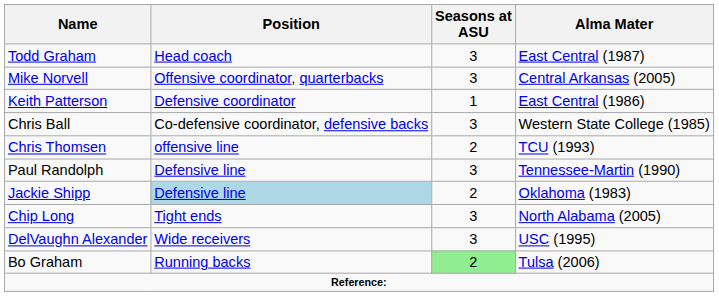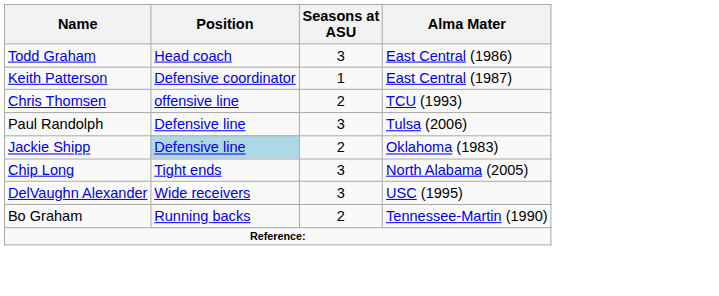(582, 56) East Central (1987) -> (449, 56) East Central (1986)
- row: (48, 78)
(582, 101) East Central (1986) -> (449, 78) East Central (1987)
- row: (39, 124)
(599, 170) Tennessee-Martin (1990) -> (427, 124) Tulsa (2006)
(473, 262) lightgreen background -> (341, 216) no background
(559, 262) Tulsa (2006) -> (467, 216) Tennessee-Martin (1990)
